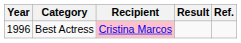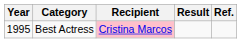(19, 29) 1996 -> (19, 29) 1995
